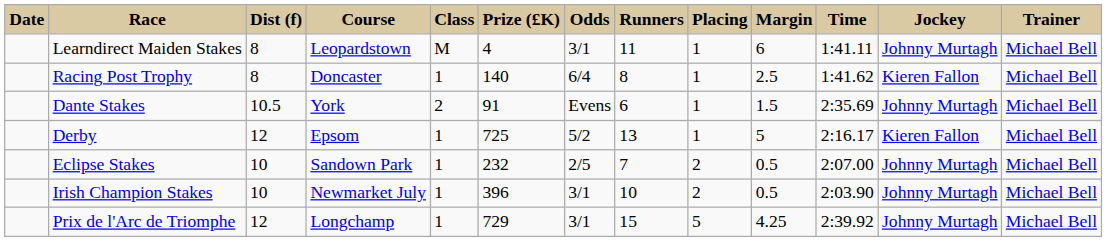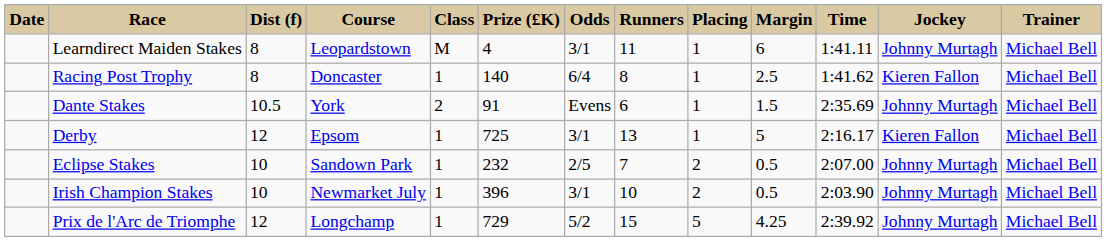(579, 135) 5/2 -> (579, 135) 3/1
(579, 222) 3/1 -> (579, 222) 5/2
